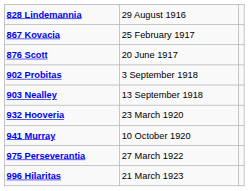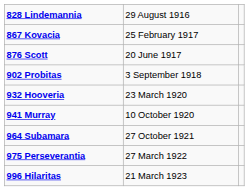- row: (32, 95)
+ row: (38, 136)
